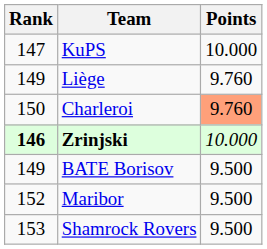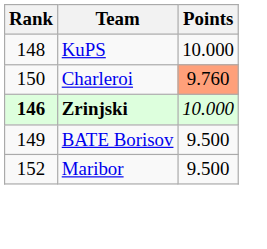(31, 49) 147 -> (31, 49) 148
- row: (83, 79)
- row: (129, 229)
